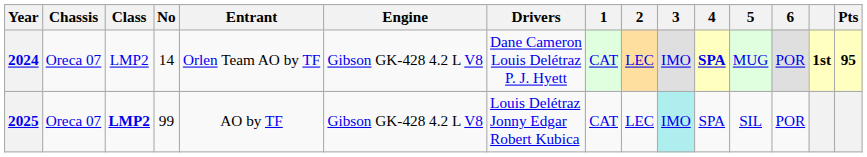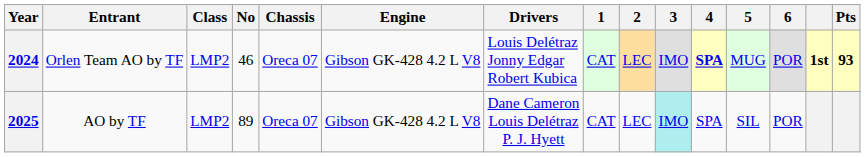columns swapped: (252, 17) <-> (74, 17)
(166, 60) 14 -> (246, 60) 46
(536, 60) Dane Cameron Louis Delétraz P. J. Hyett -> (533, 60) Louis Delétraz Jonny Edgar Robert Kubica
(848, 60) 95 -> (846, 60) 93
(129, 121) bold -> (210, 121) normal
(166, 121) 99 -> (246, 121) 89
(535, 121) Louis Delétraz Jonny Edgar Robert Kubica -> (534, 121) Dane Cameron Louis Delétraz P. J. Hyett
